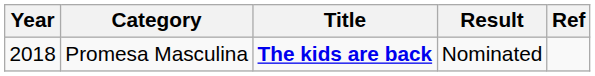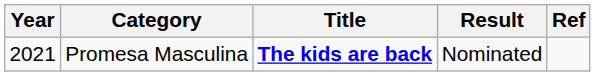(33, 53) 2018 -> (33, 53) 2021
